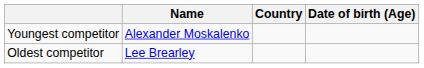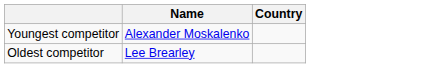- column: (362, 14)
